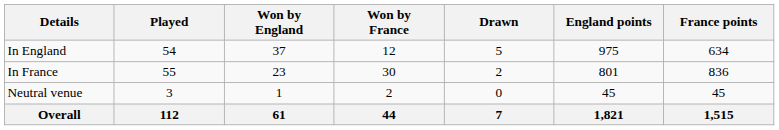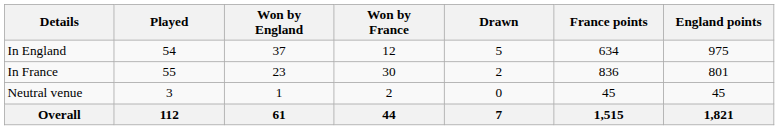columns swapped: (609, 22) <-> (719, 22)
